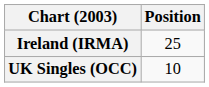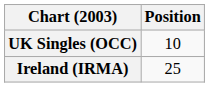rows swapped: (73, 43) <-> (73, 69)
